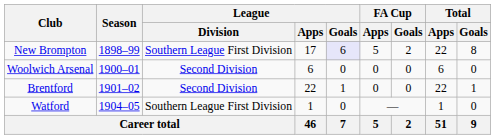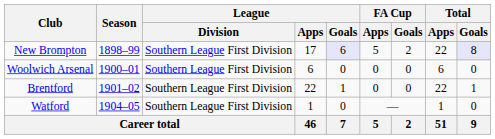(474, 50) no background -> (474, 50) lavender background
(219, 69) Second Division -> (219, 69) Southern League First Division
(219, 87) Second Division -> (219, 87) Southern League First Division
